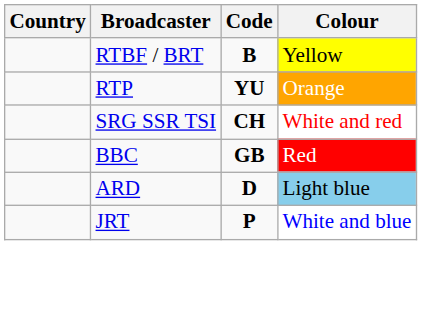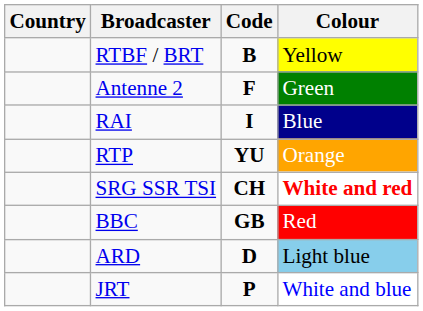+ row: (139, 88)
+ row: (114, 121)
(342, 121) normal -> (347, 188) bold
